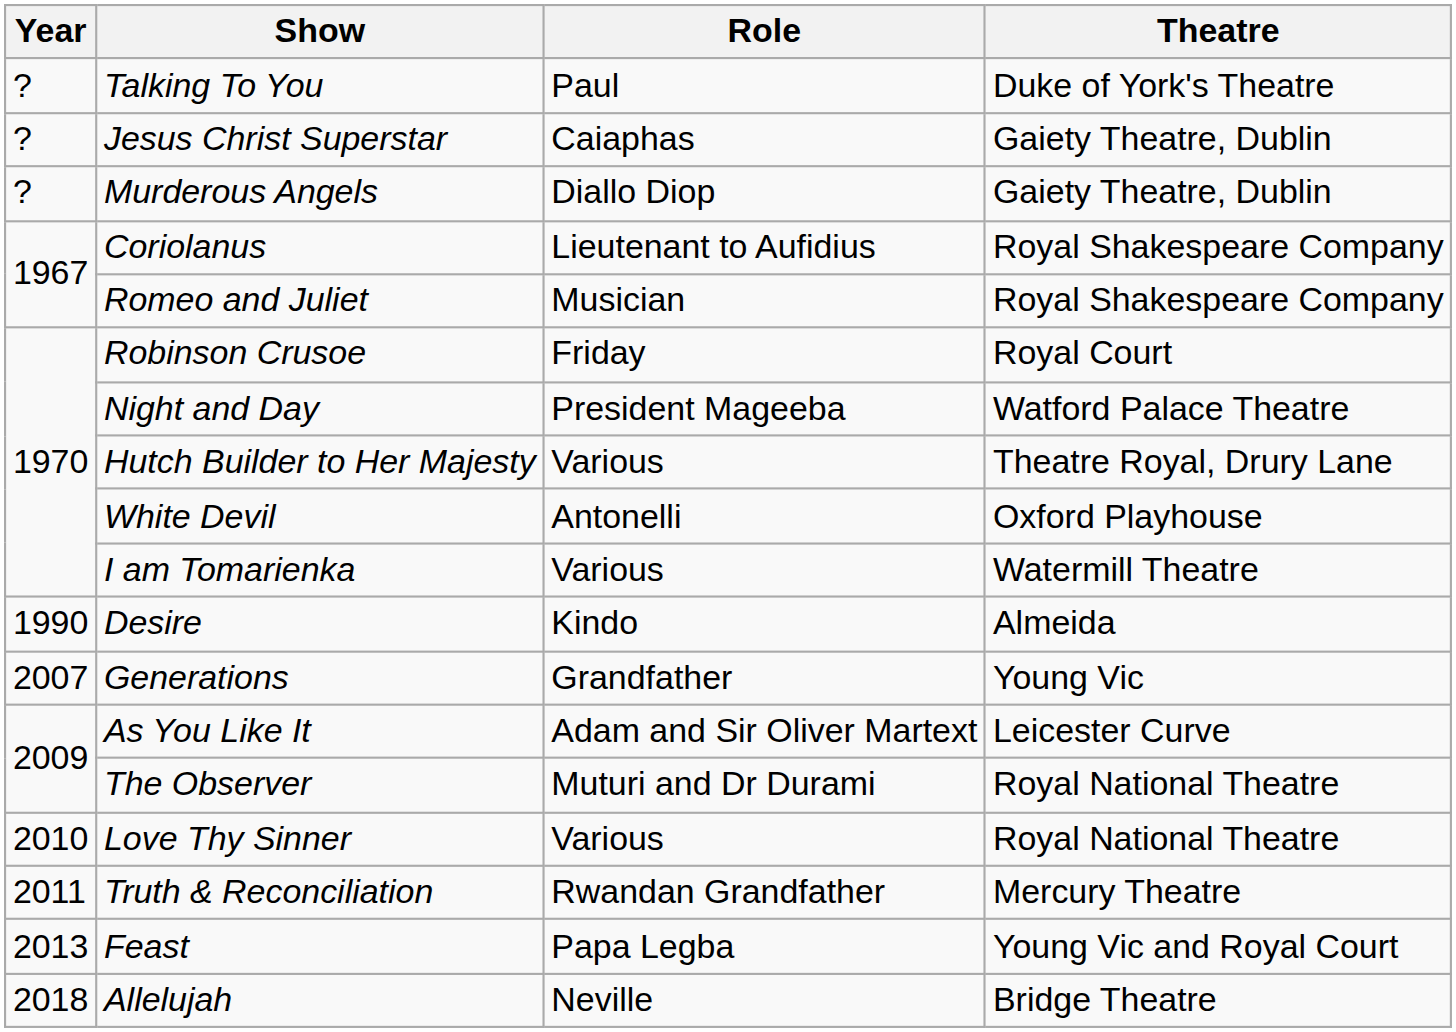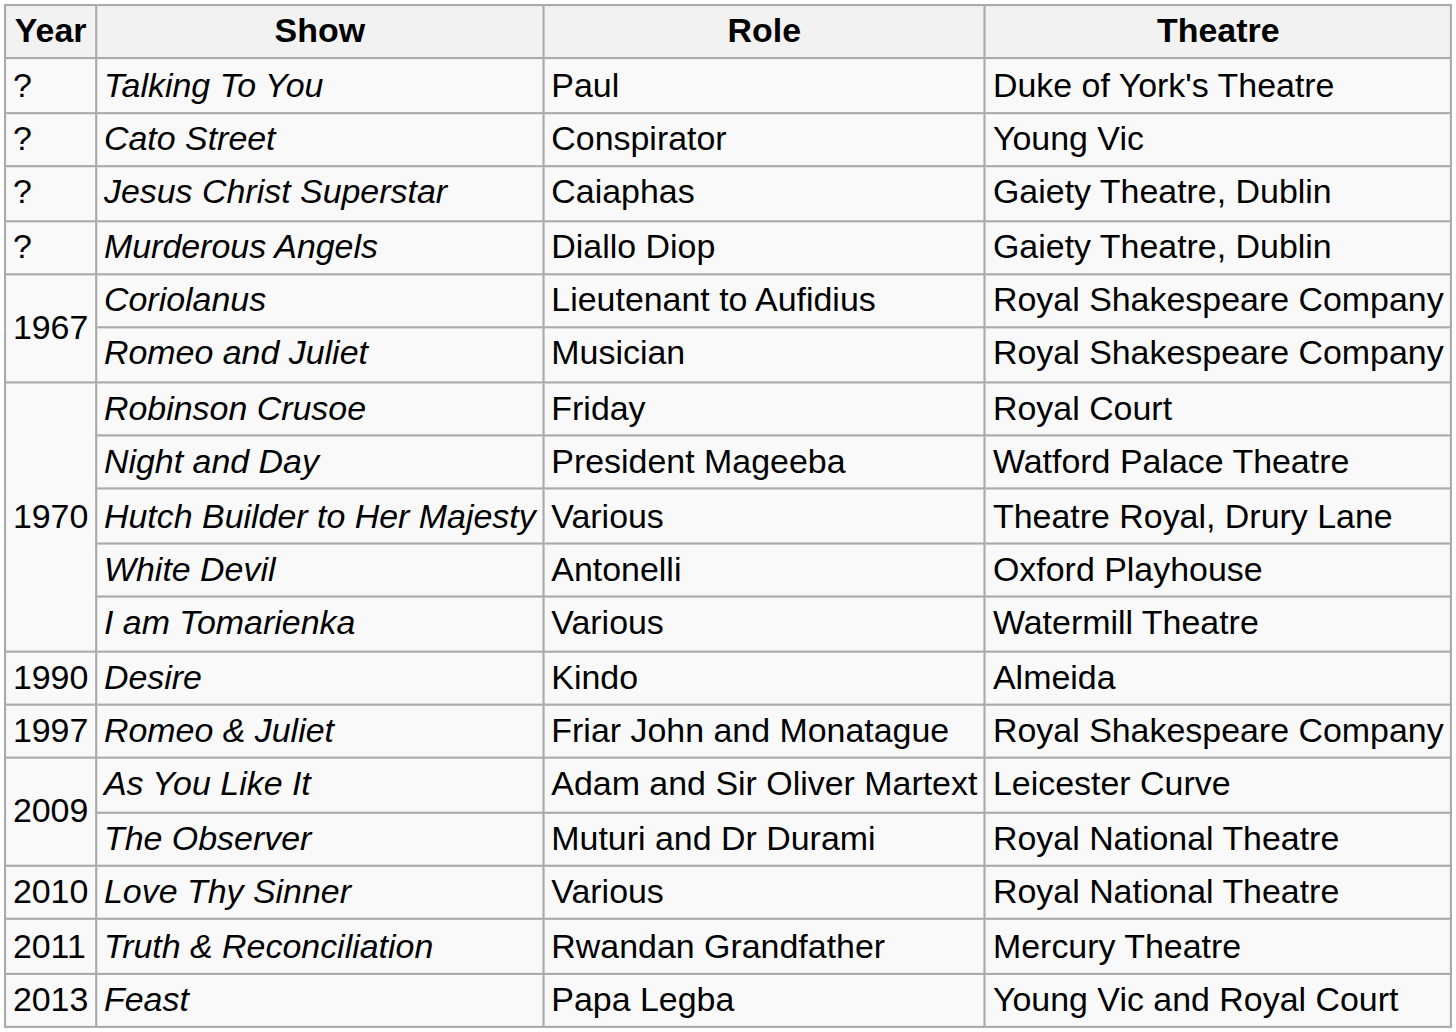+ row: (190, 138)
+ row: (219, 730)
- row: (196, 676)
- row: (168, 999)
